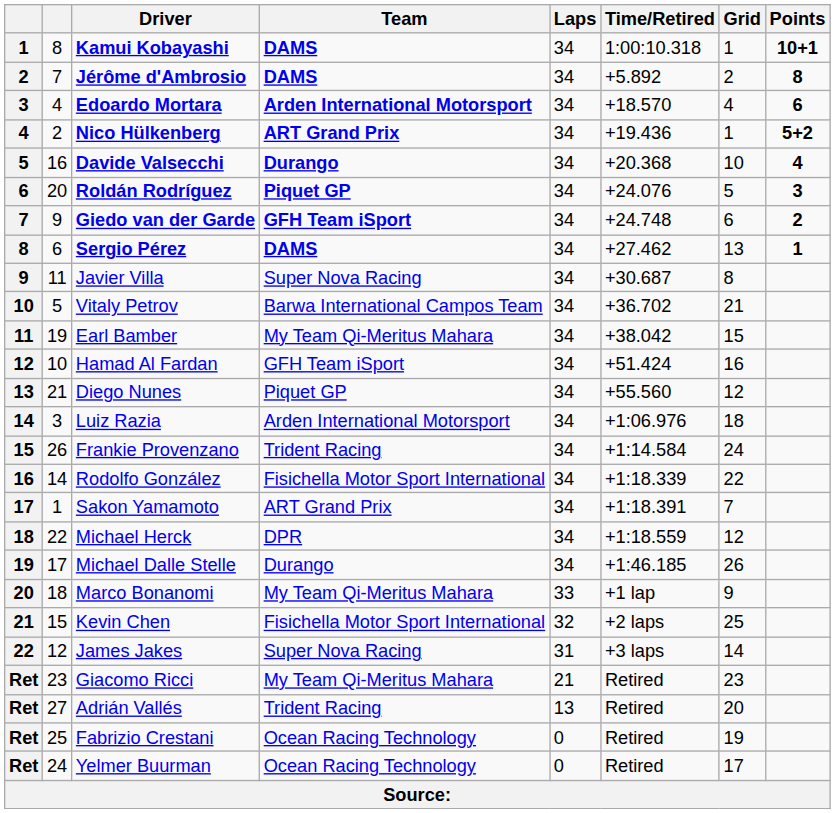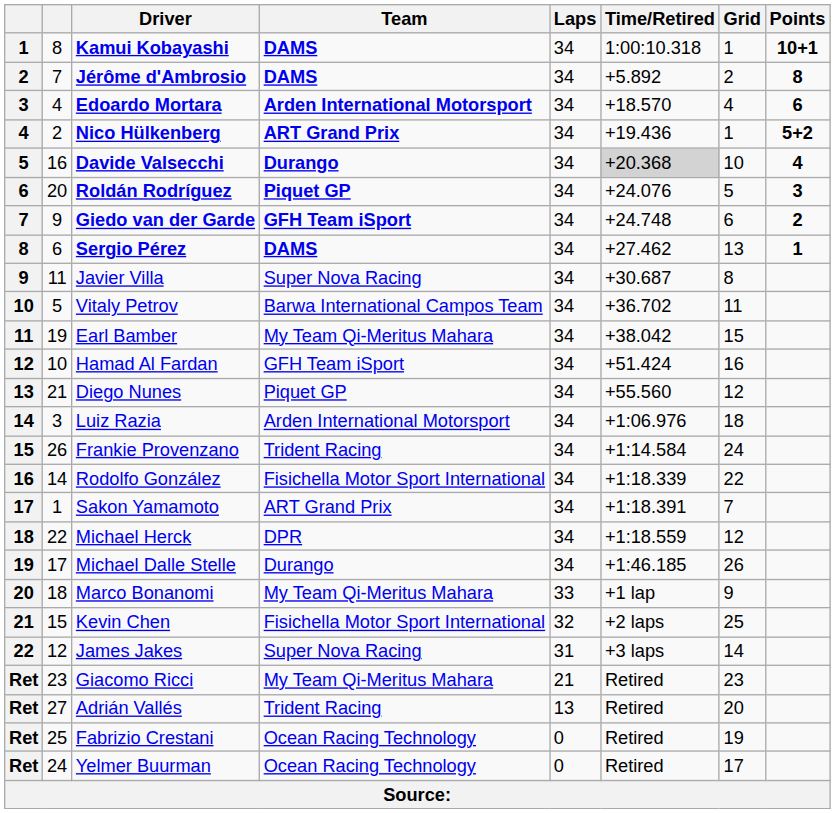(638, 162) no background -> (638, 162) lightgrey background
(734, 306) 21 -> (733, 306) 11
